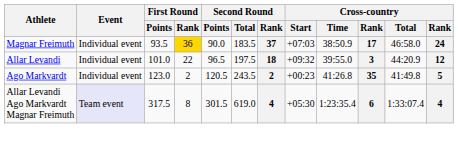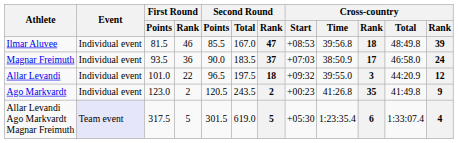+ row: (32, 44)
(188, 44) gold background -> (188, 60) no background
(440, 76) 5 -> (440, 92) 9
(188, 103) 8 -> (188, 119) 5
(271, 103) 4 -> (271, 119) 5
